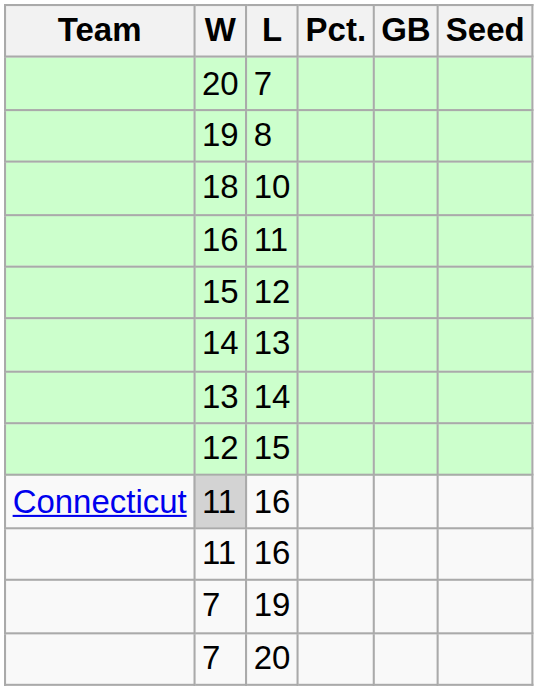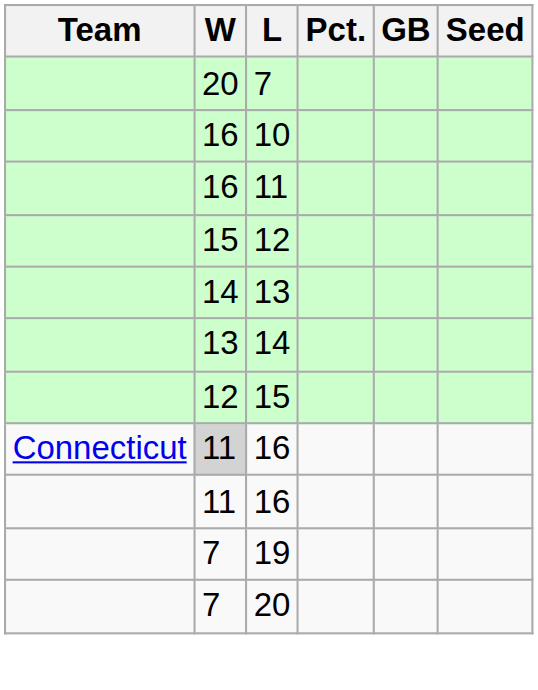- row: (100, 136)
(220, 187) 18 -> (220, 135) 16
